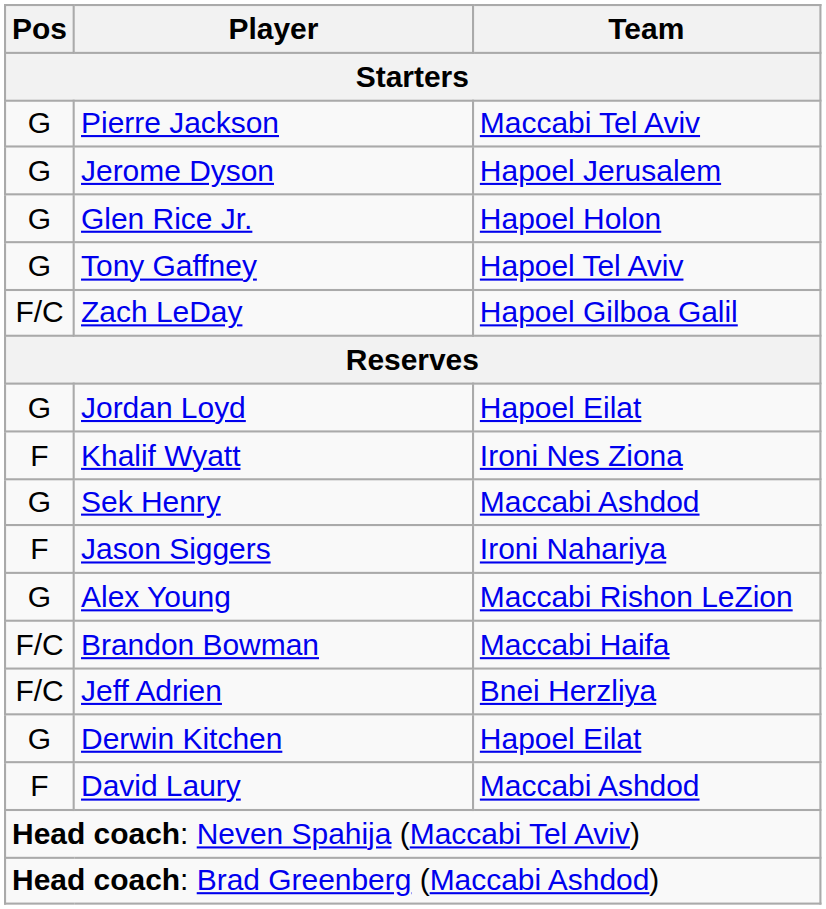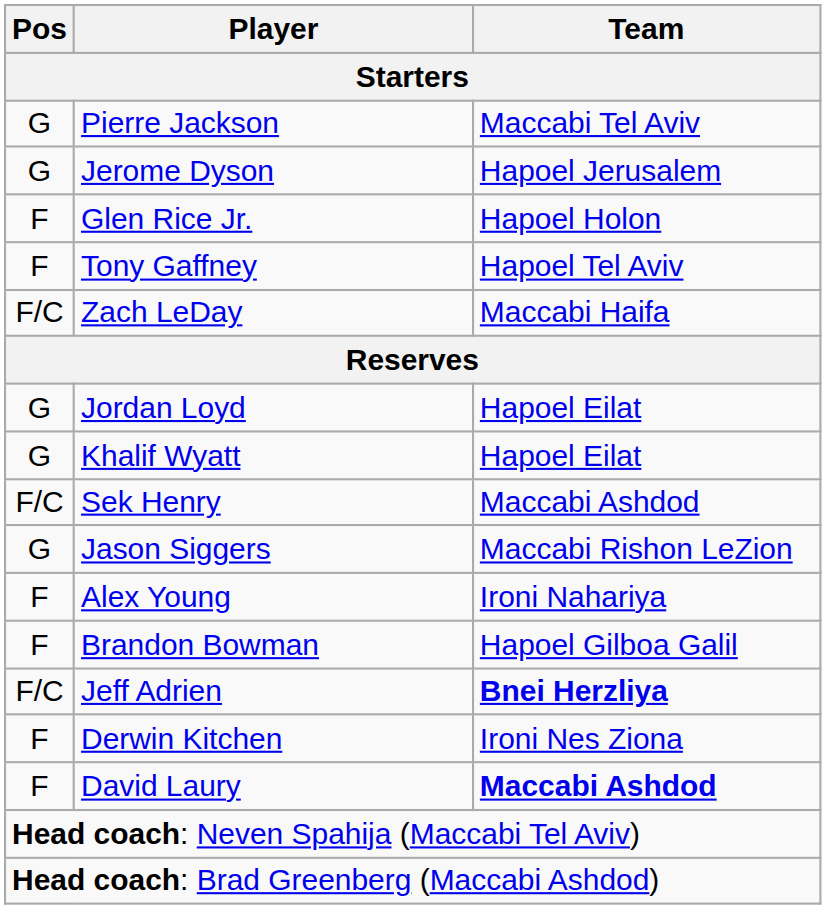(40, 218) G -> (40, 218) F
(40, 266) G -> (40, 266) F
(609, 313) Hapoel Gilboa Galil -> (575, 313) Maccabi Haifa
(40, 455) F -> (40, 455) G
(581, 455) Ironi Nes Ziona -> (561, 455) Hapoel Eilat
(40, 502) G -> (40, 502) F/C
(40, 550) F -> (40, 550) G
(573, 550) Ironi Nahariya -> (636, 550) Maccabi Rishon LeZion
(40, 597) G -> (40, 597) F
(636, 597) Maccabi Rishon LeZion -> (573, 597) Ironi Nahariya
(40, 644) F/C -> (40, 644) F
(575, 644) Maccabi Haifa -> (609, 644) Hapoel Gilboa Galil
(568, 692) normal -> (574, 692) bold
(40, 739) G -> (40, 739) F
(561, 739) Hapoel Eilat -> (581, 739) Ironi Nes Ziona
(590, 786) normal -> (598, 786) bold
